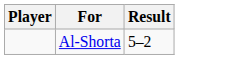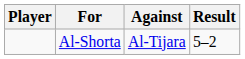+ column: (157, 16)
